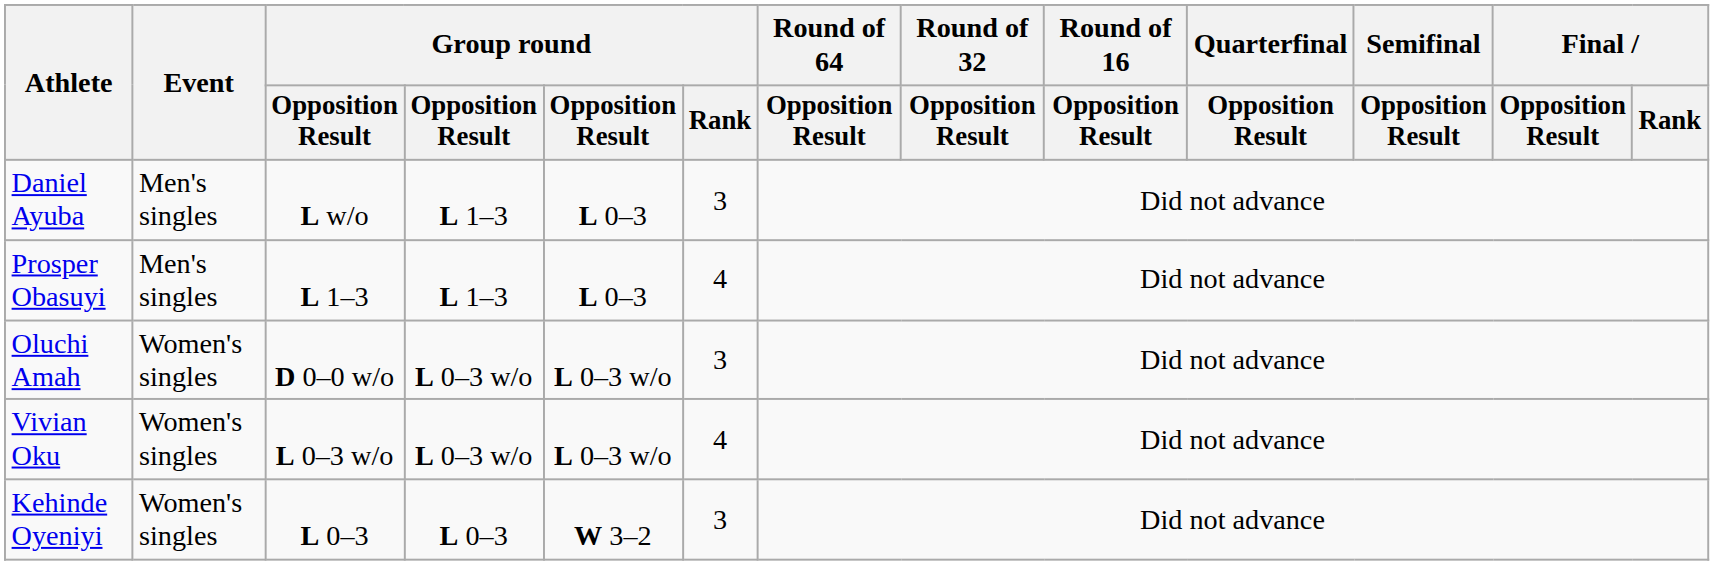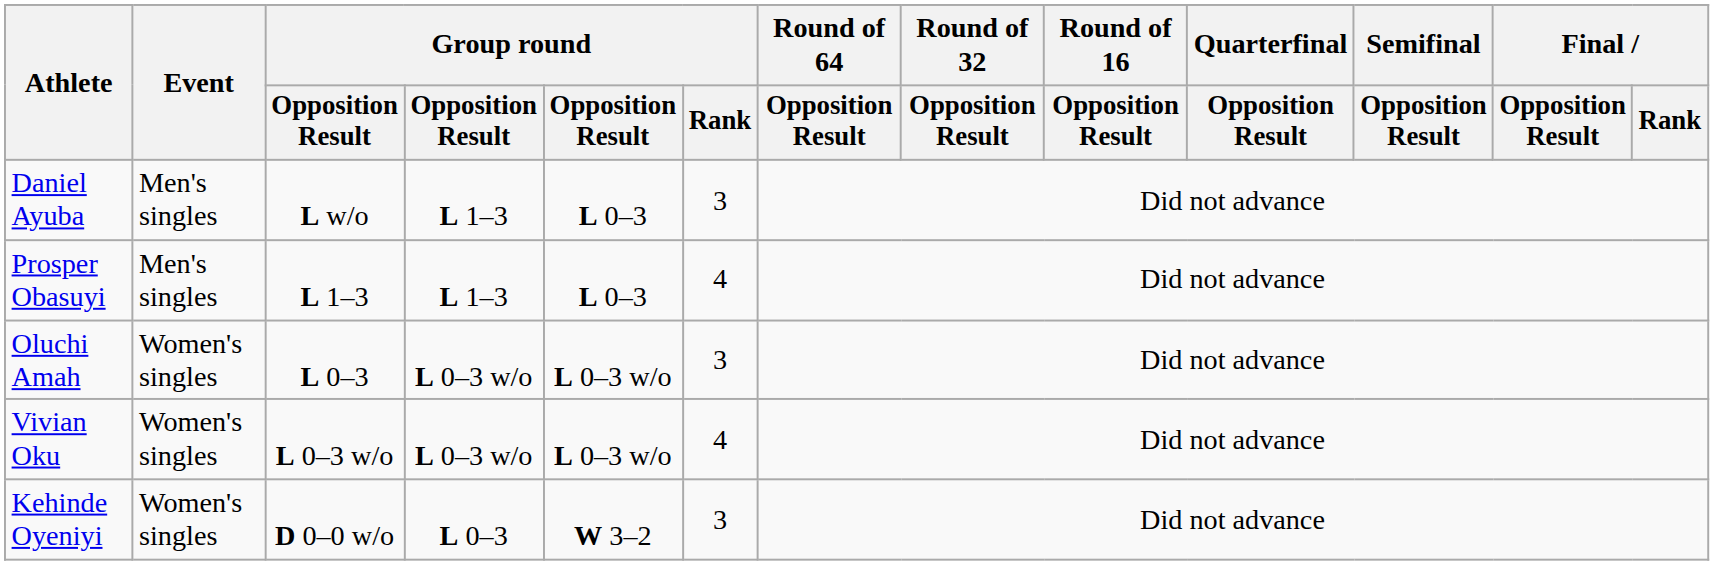(335, 376) D 0–0 w/o -> (335, 376) L 0–3
(335, 536) L 0–3 -> (335, 536) D 0–0 w/o
